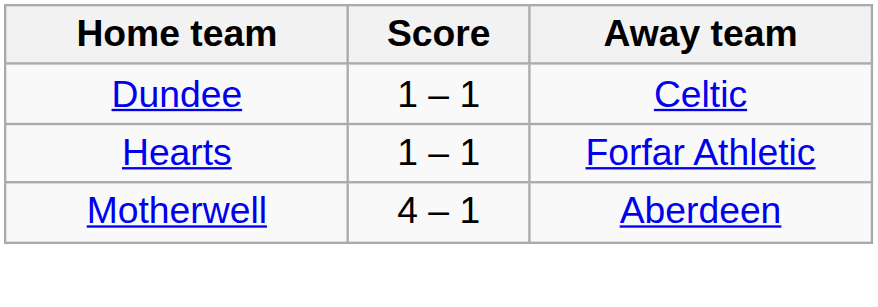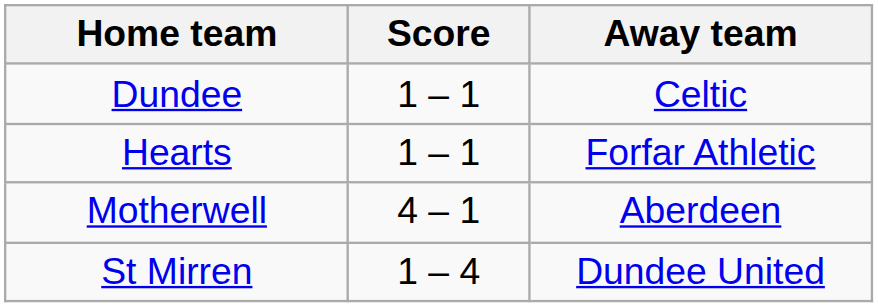+ row: (177, 270)
